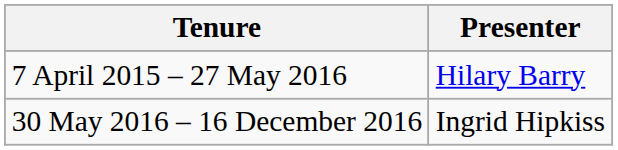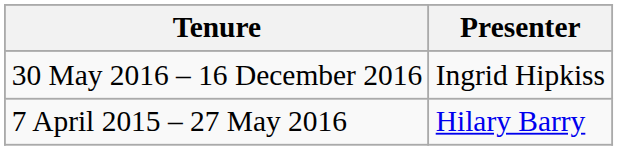rows swapped: (179, 74) <-> (217, 121)
